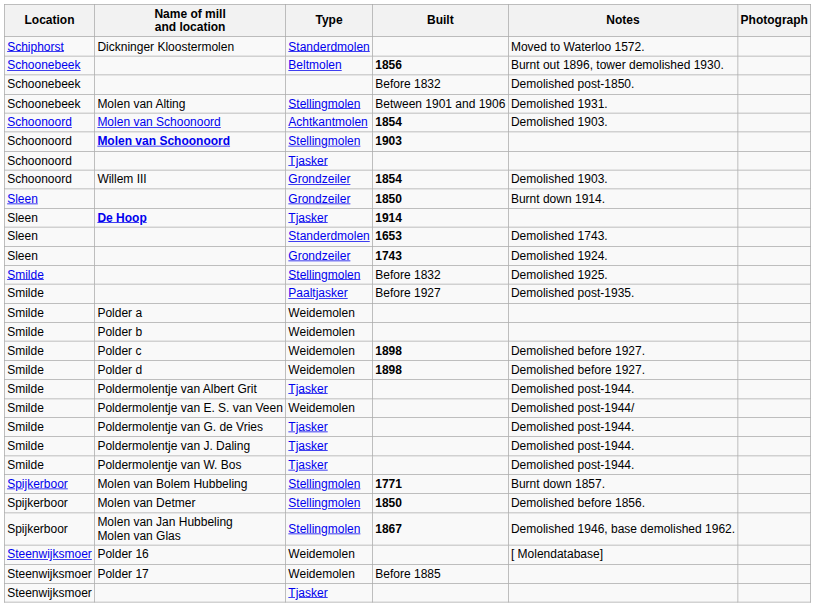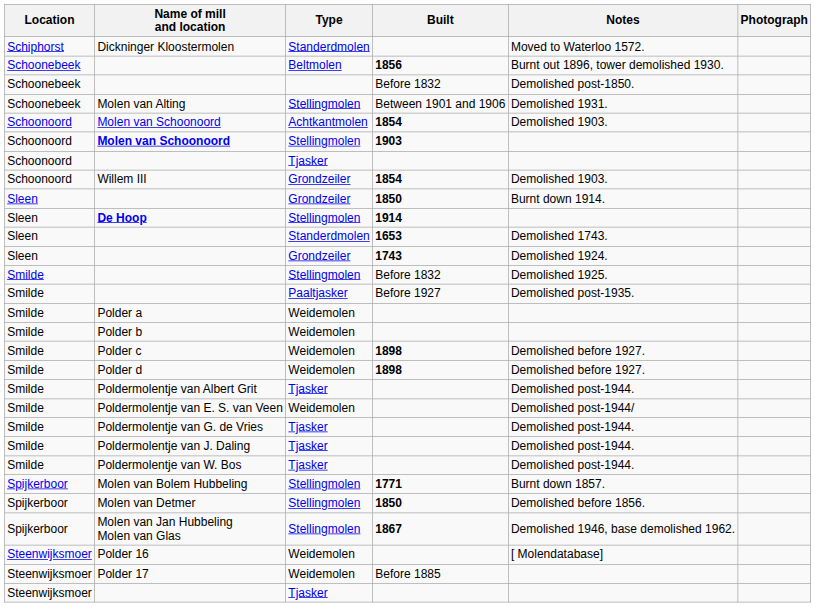(308, 217) Tjasker -> (324, 217) Stellingmolen
